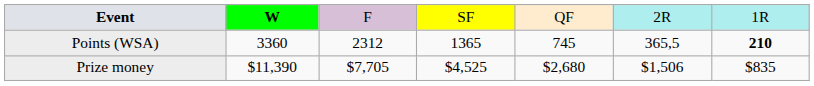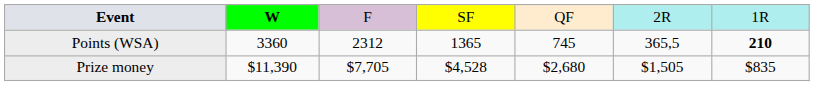(466, 68) $4,525 -> (466, 68) $4,528
(662, 68) $1,506 -> (662, 68) $1,505
